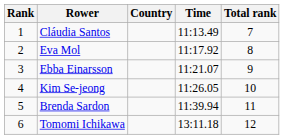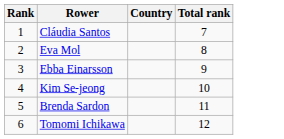- column: (198, 13)
